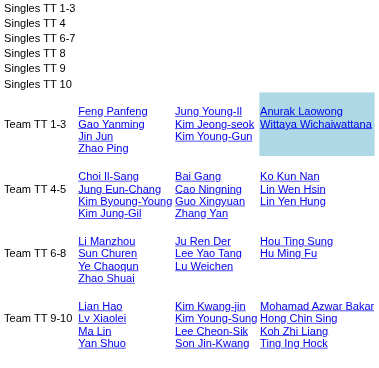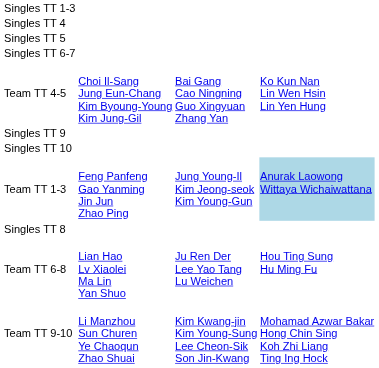+ row: (35, 38)
rows swapped: (35, 53) <-> (35, 189)
(108, 260) Li Manzhou Sun Churen Ye Chaoqun Zhao Shuai -> (102, 275) Lian Hao Lv Xiaolei Ma Lin Yan Shuo
(102, 325) Lian Hao Lv Xiaolei Ma Lin Yan Shuo -> (108, 340) Li Manzhou Sun Churen Ye Chaoqun Zhao Shuai
